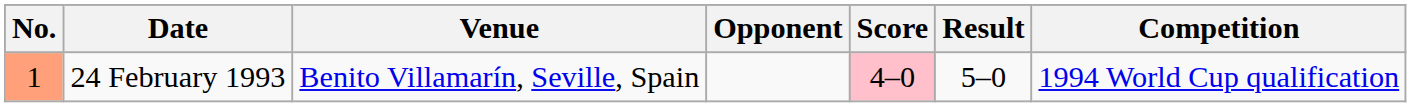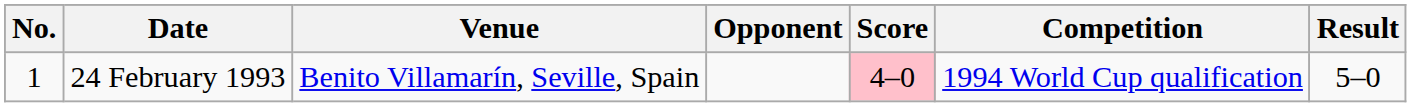columns swapped: (983, 28) <-> (1219, 28)
(34, 76) lightsalmon background -> (34, 76) no background
